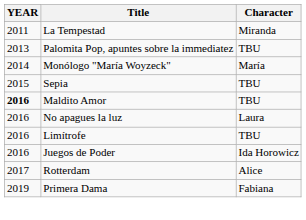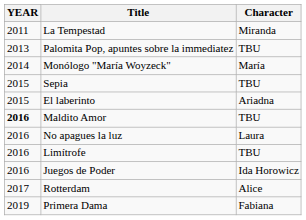+ row: (69, 100)
